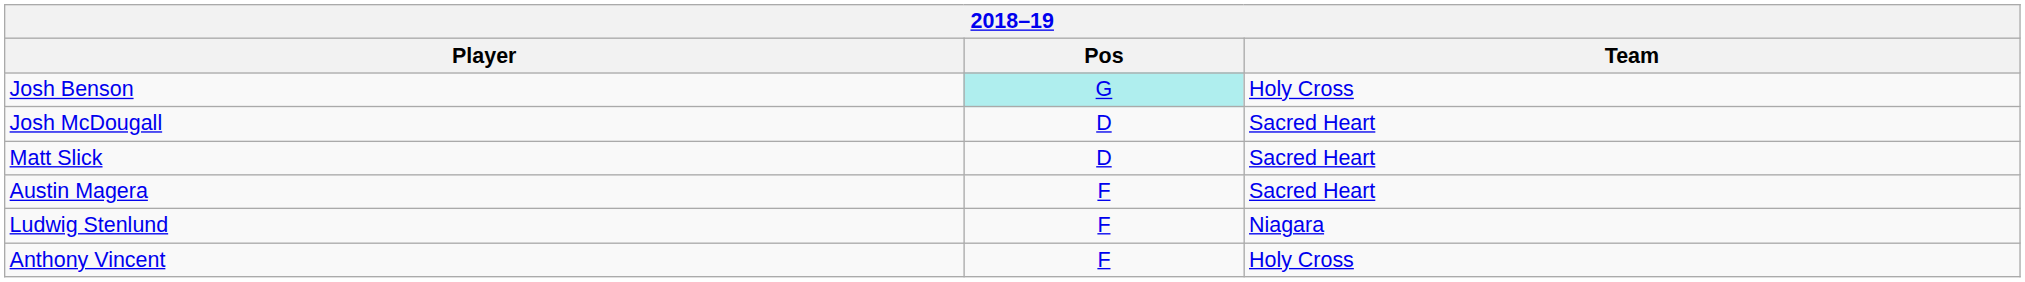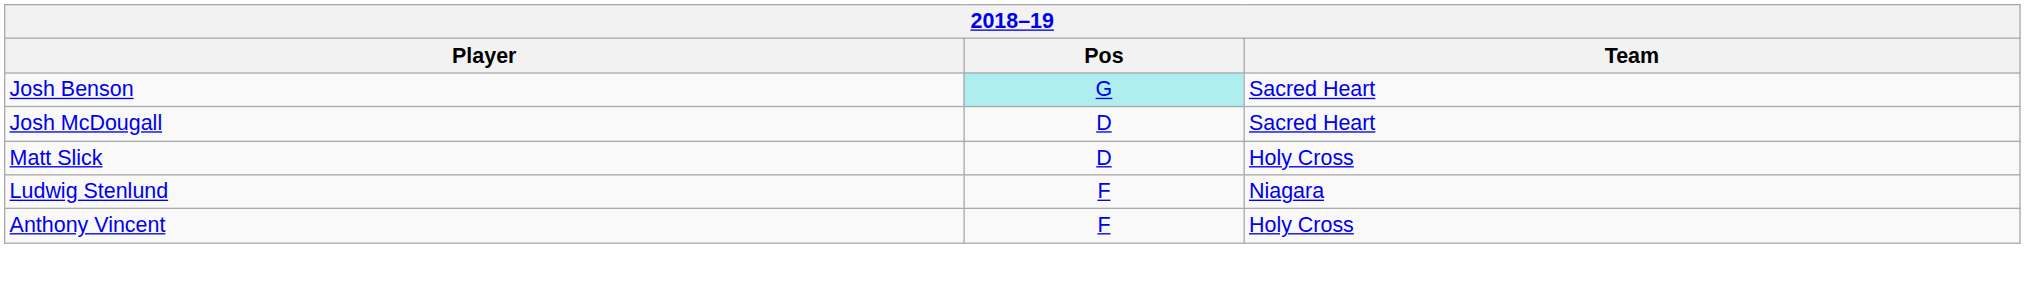(1301, 89) Holy Cross -> (1312, 89) Sacred Heart
(1312, 157) Sacred Heart -> (1301, 157) Holy Cross
- row: (79, 191)
